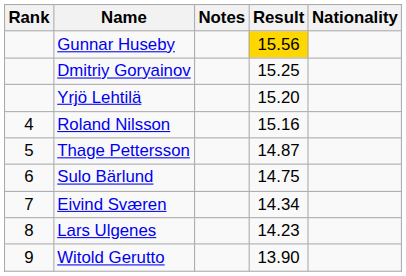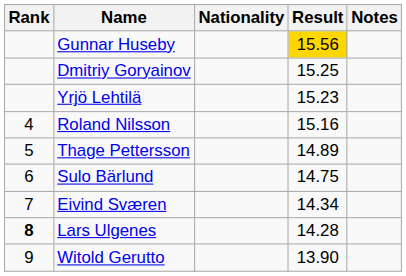columns swapped: (355, 17) <-> (222, 17)
(279, 97) 15.20 -> (318, 97) 15.23
(279, 151) 14.87 -> (318, 151) 14.89
(29, 230) normal -> (29, 230) bold
(279, 230) 14.23 -> (318, 230) 14.28
